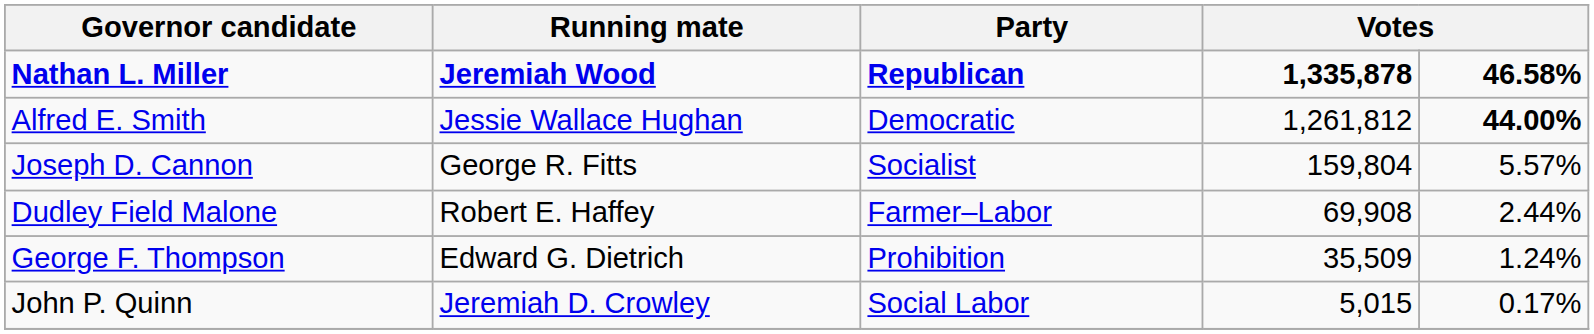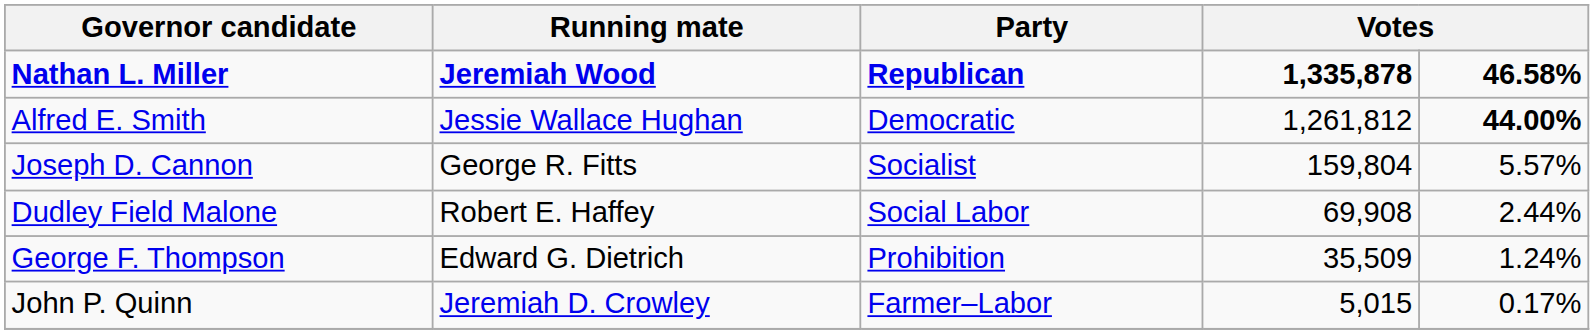(960, 212) Farmer–Labor -> (948, 212) Social Labor
(948, 304) Social Labor -> (960, 304) Farmer–Labor
